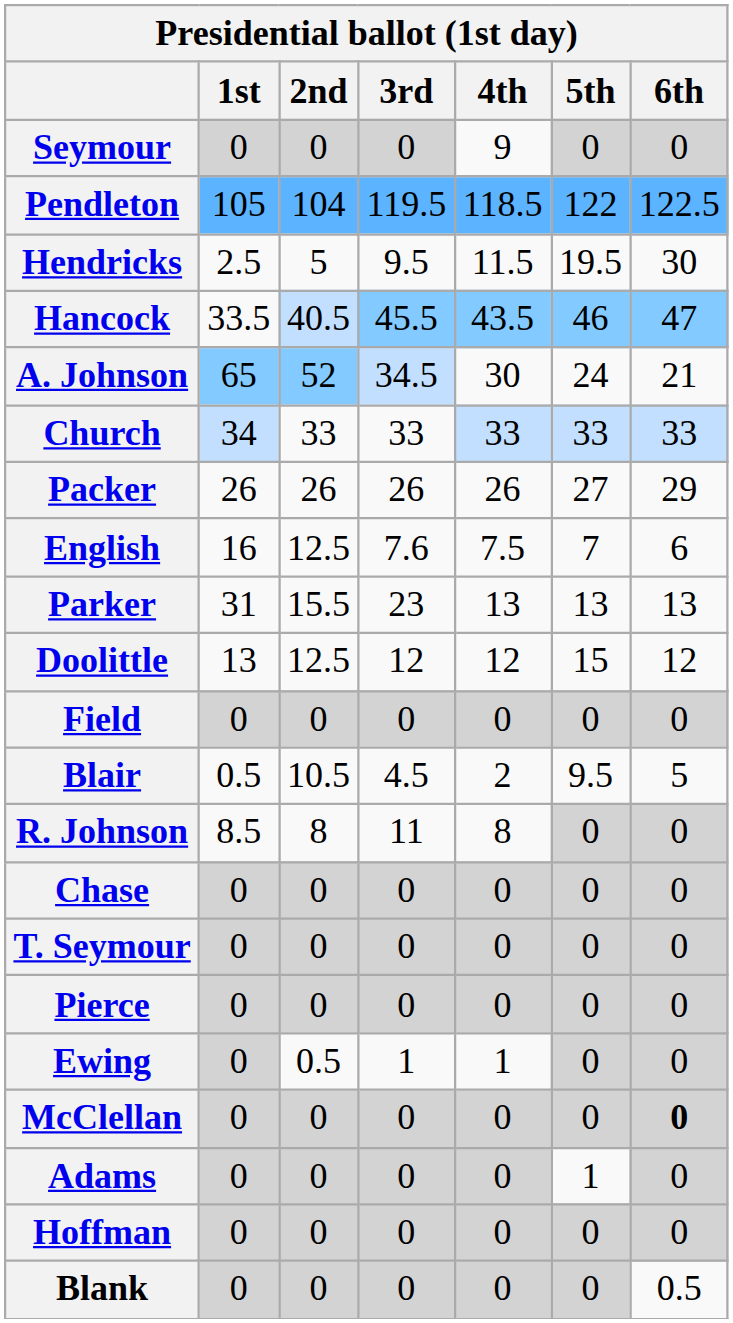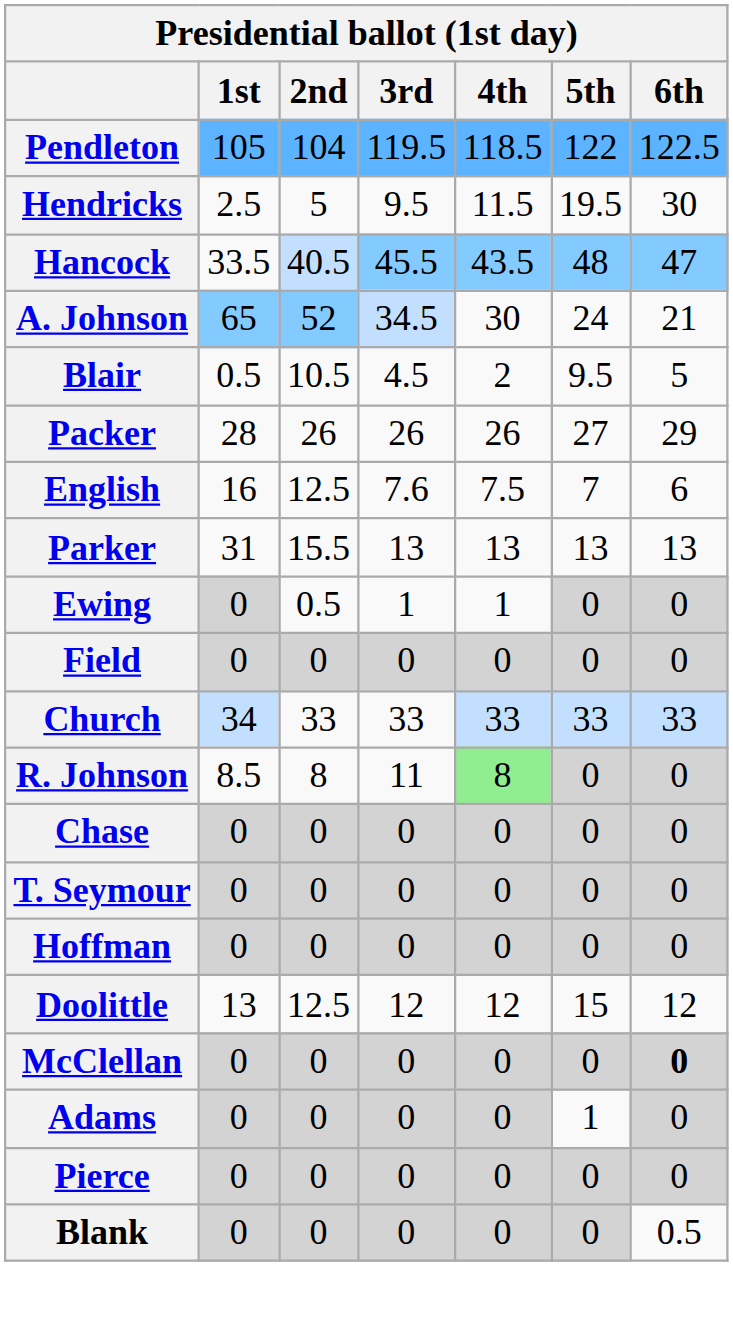- row: (102, 147)
(591, 318) 46 -> (591, 261) 48
rows swapped: (102, 432) <-> (102, 775)
(239, 489) 26 -> (239, 432) 28
(406, 603) 23 -> (406, 546) 13
rows swapped: (102, 661) <-> (102, 1060)
(503, 832) no background -> (503, 775) lightgreen background
rows swapped: (102, 1232) <-> (102, 1003)
